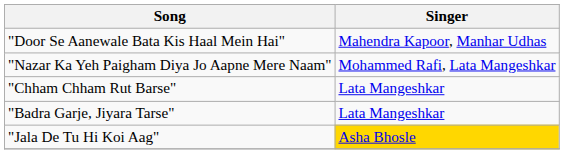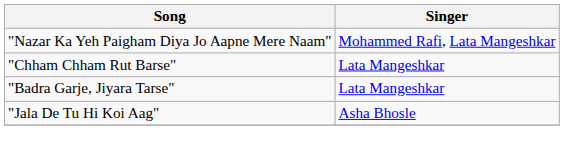- row: (147, 40)
(377, 137) gold background -> (377, 112) no background
